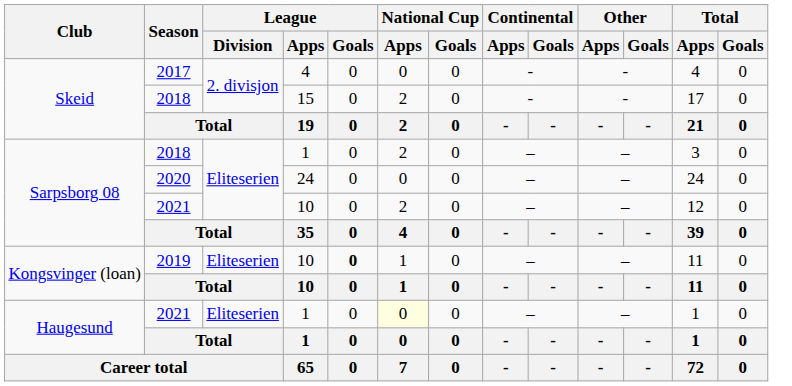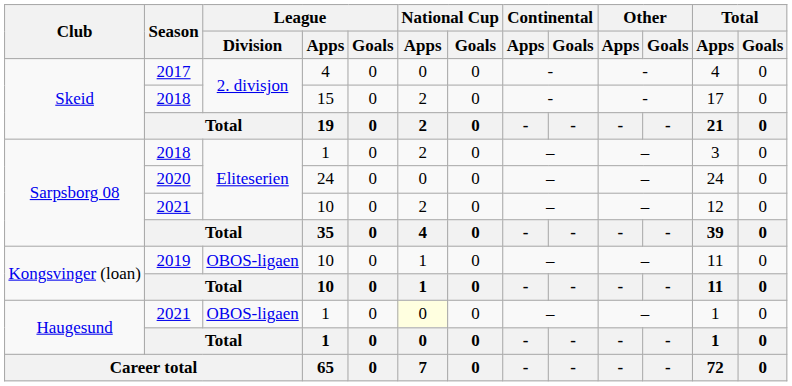(243, 260) Eliteserien -> (253, 260) OBOS-ligaen
(353, 260) bold -> (373, 260) normal
(243, 313) Eliteserien -> (253, 313) OBOS-ligaen
